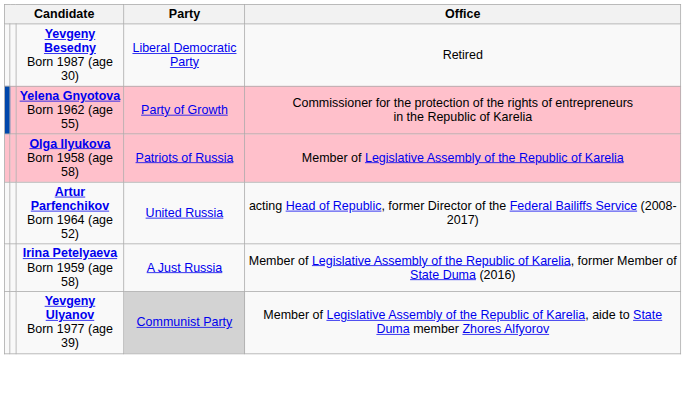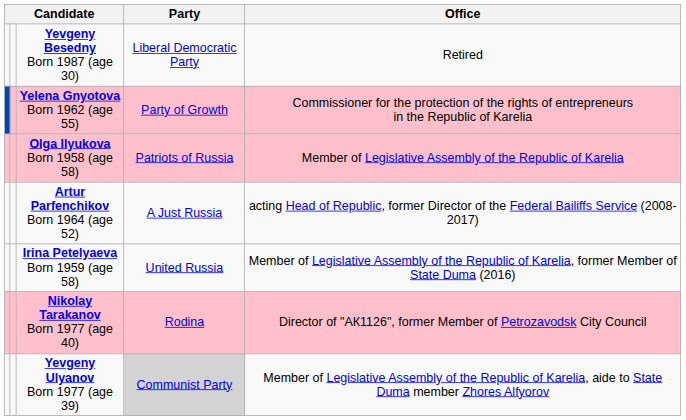(184, 212) United Russia -> (184, 212) A Just Russia
(184, 267) A Just Russia -> (184, 267) United Russia
+ row: (70, 322)
